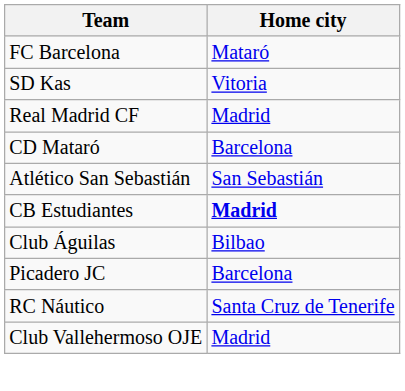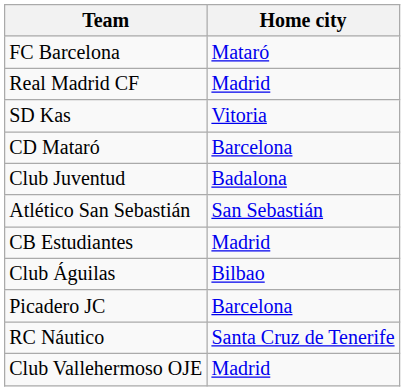rows swapped: (74, 115) <-> (40, 83)
+ row: (67, 178)
(244, 210) bold -> (241, 242) normal
